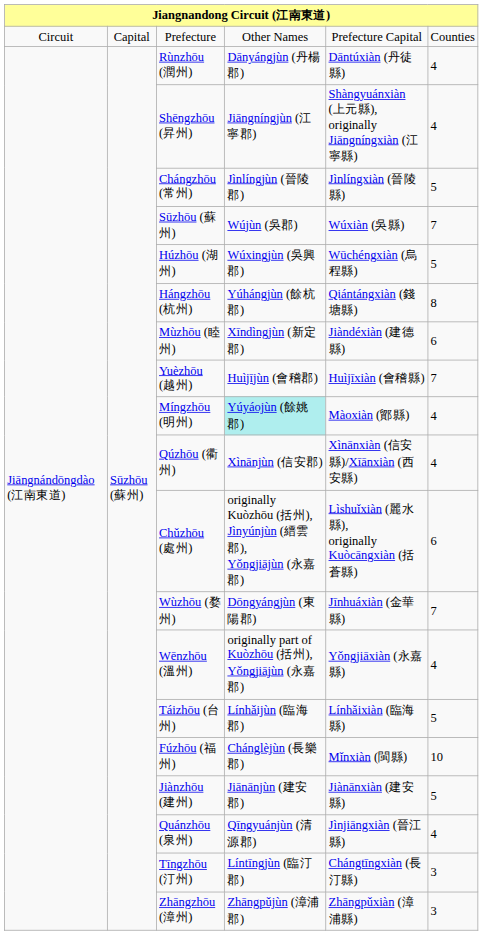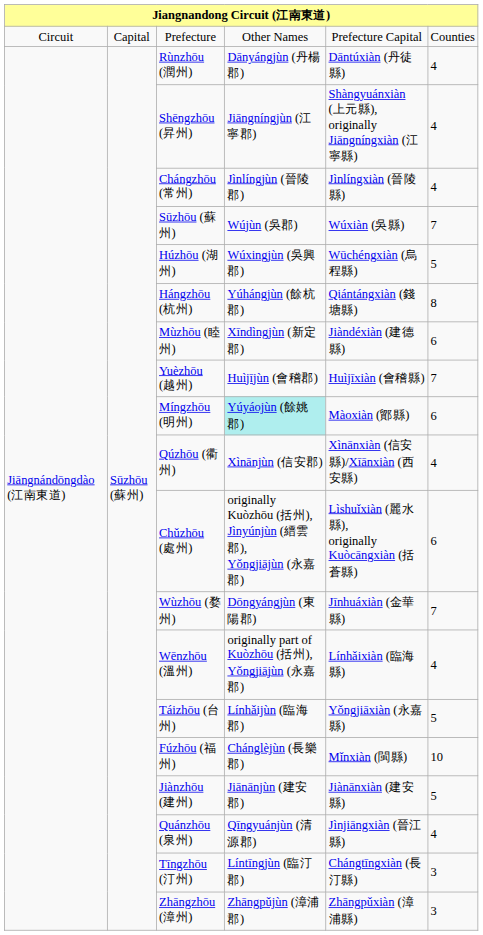(434, 187) 5 -> (434, 187) 4
(434, 415) 4 -> (434, 415) 6
(376, 664) Yǒngjiāxiàn (永嘉縣) -> (372, 664) Línhǎixiàn (臨海縣)
(372, 718) Línhǎixiàn (臨海縣) -> (376, 718) Yǒngjiāxiàn (永嘉縣)
